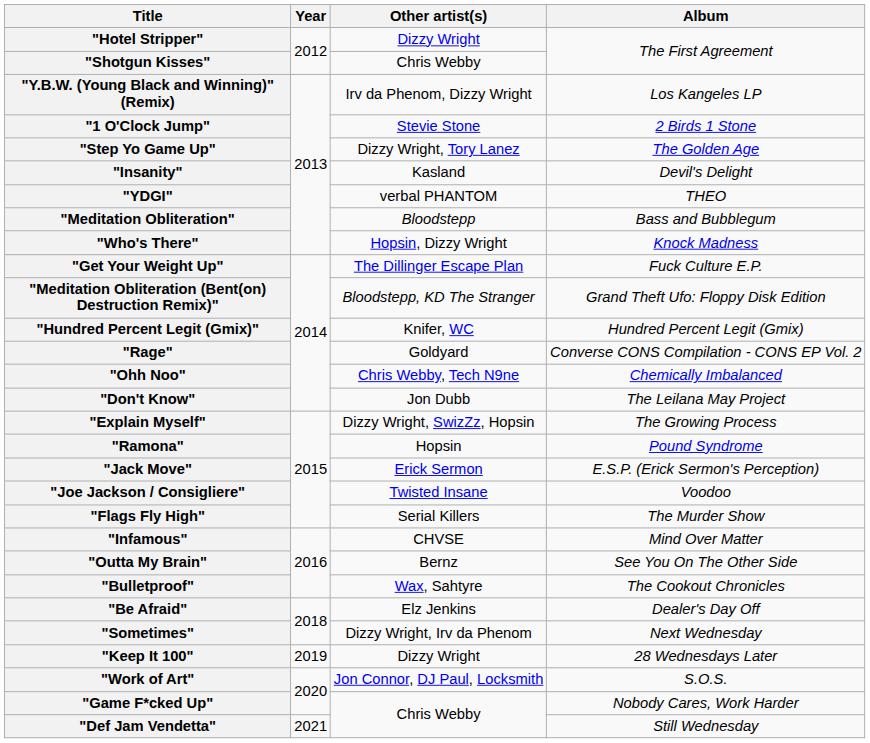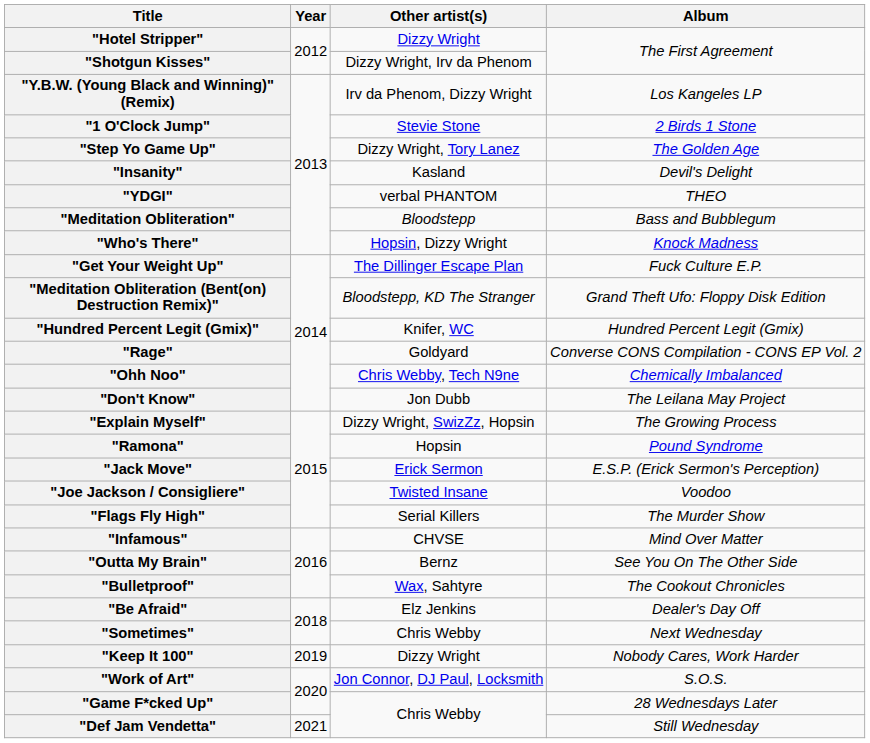(439, 62) Chris Webby -> (439, 62) Dizzy Wright, Irv da Phenom
(439, 632) Dizzy Wright, Irv da Phenom -> (439, 632) Chris Webby
(706, 656) 28 Wednesdays Later -> (706, 656) Nobody Cares, Work Harder
(706, 702) Nobody Cares, Work Harder -> (706, 702) 28 Wednesdays Later
